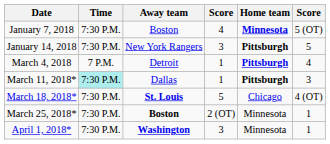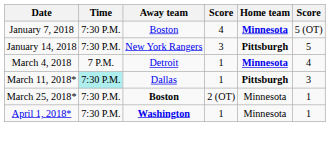(265, 63) Pittsburgh -> (265, 63) Minnesota
- row: (42, 97)
(221, 130) 3 -> (221, 113) 1
